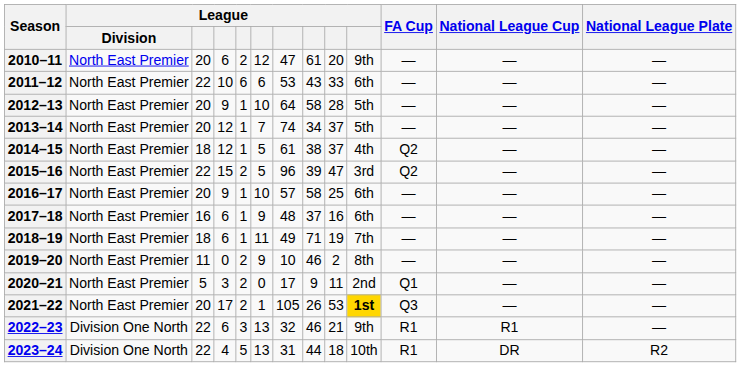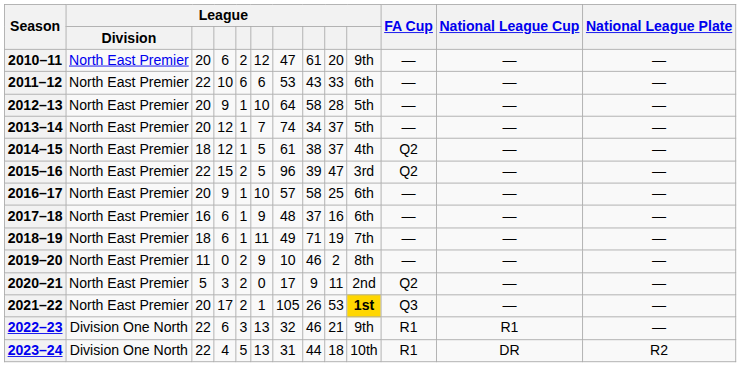(409, 283) Q1 -> (409, 283) Q2
